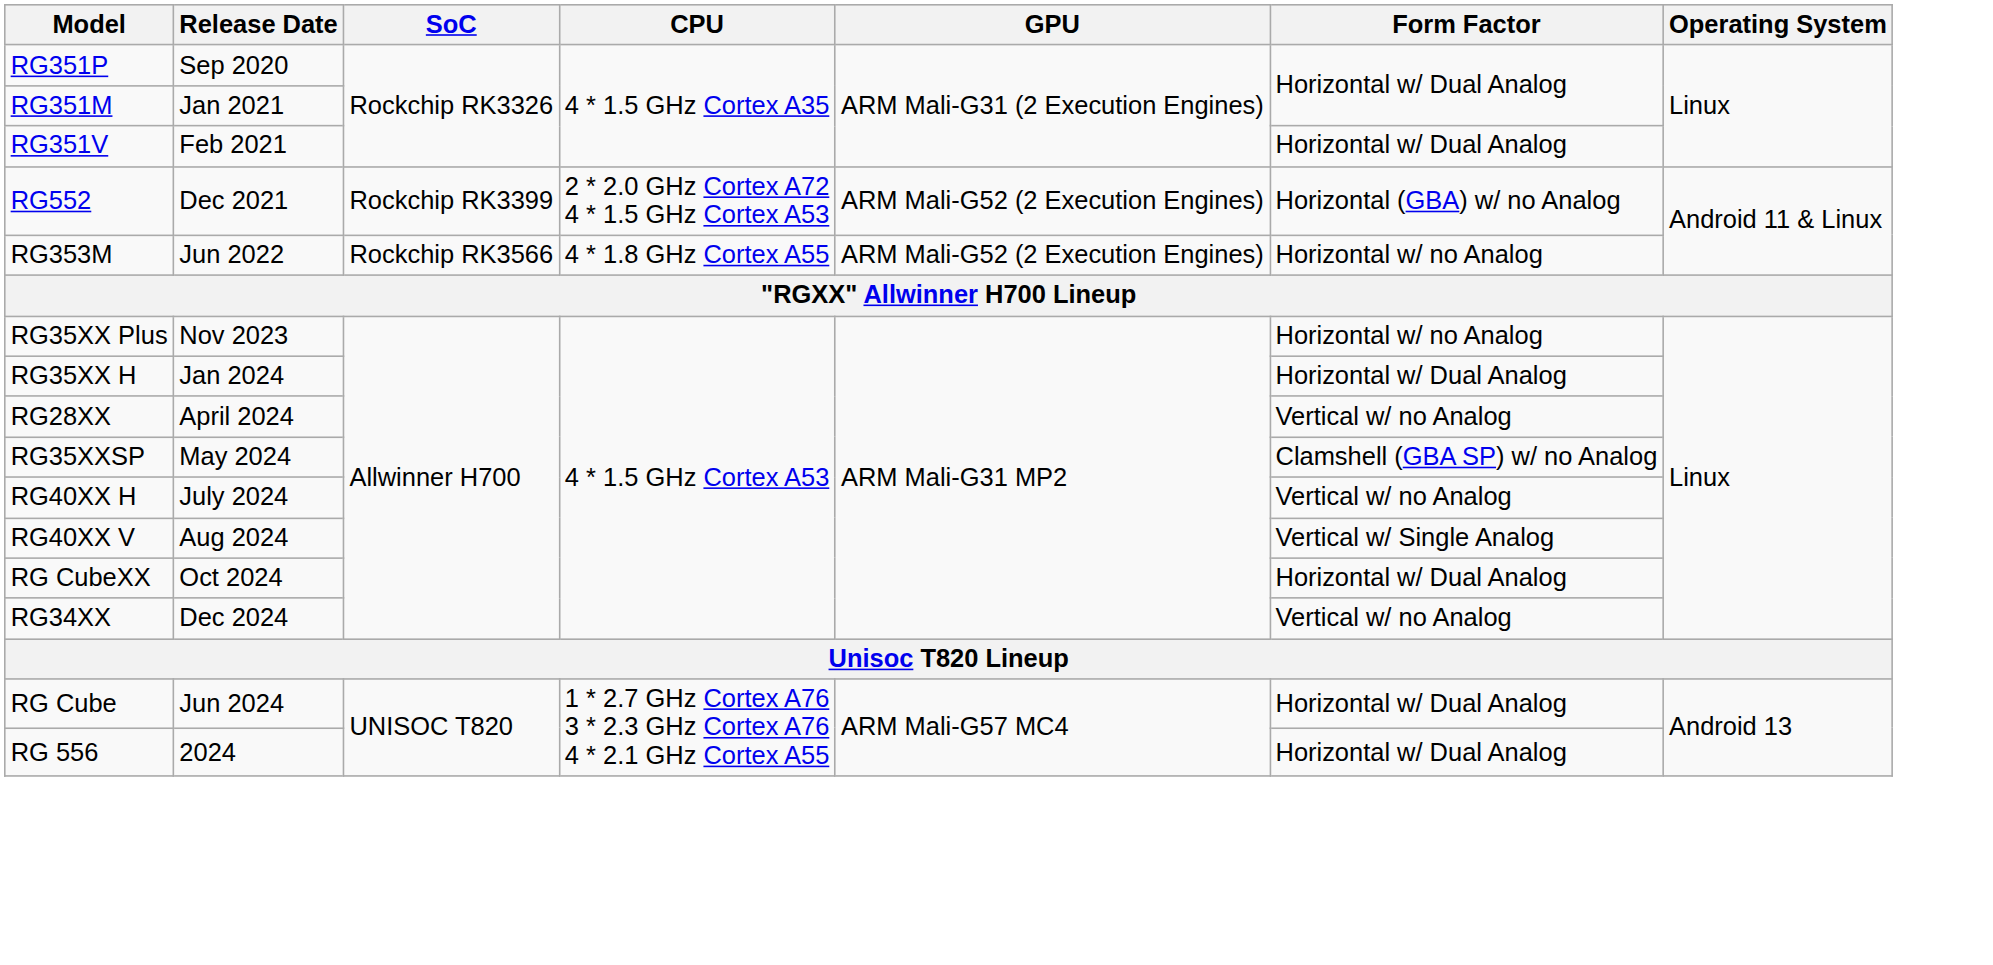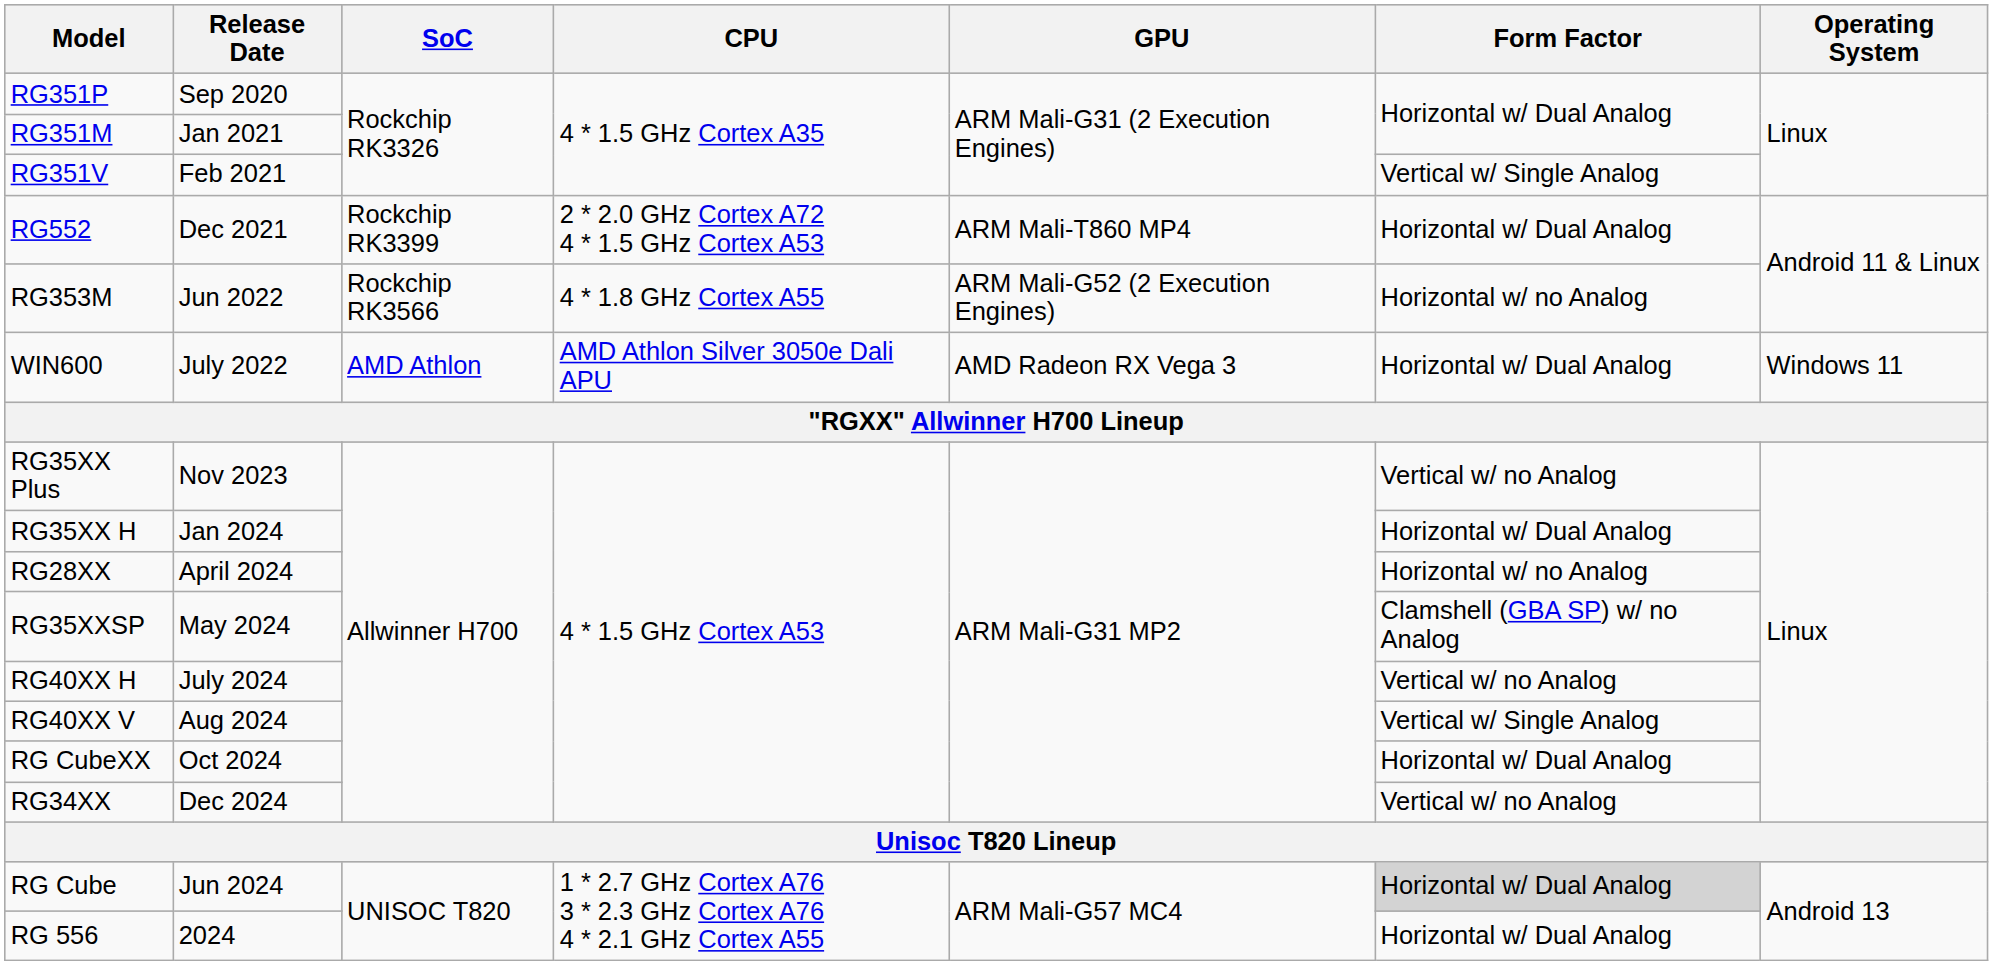(1421, 145) Horizontal w/ Dual Analog -> (1520, 174) Vertical w/ Single Analog
(1052, 200) ARM Mali-G52 (2 Execution Engines) -> (1073, 228) ARM Mali-T860 MP4
(1448, 200) Horizontal (GBA) w/ no Analog -> (1526, 228) Horizontal w/ Dual Analog
+ row: (57, 366)
(1409, 335) Horizontal w/ no Analog -> (1499, 476) Vertical w/ no Analog
(1394, 416) Vertical w/ no Analog -> (1514, 571) Horizontal w/ no Analog
(1421, 703) no background -> (1526, 886) lightgrey background
